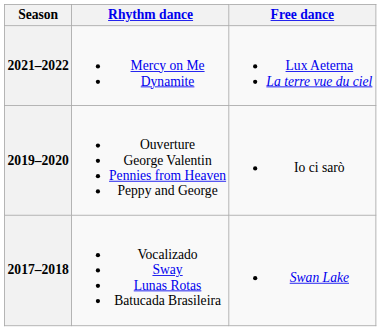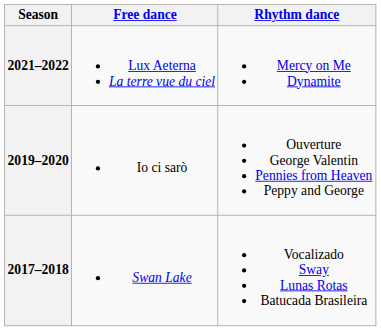columns swapped: (151, 15) <-> (302, 15)
